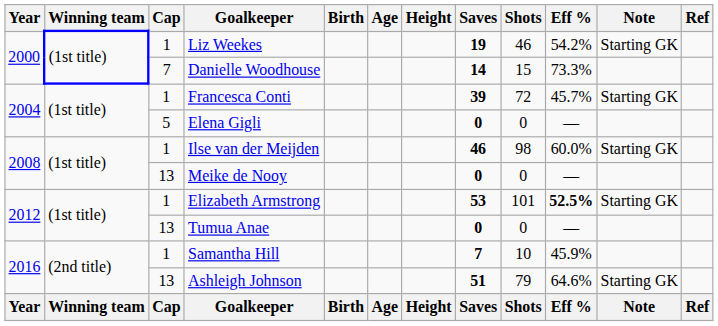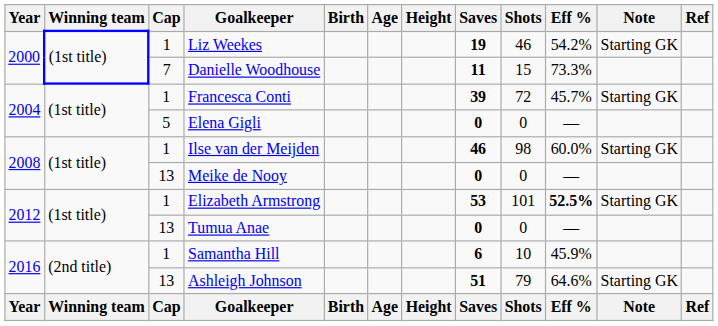(478, 70) 14 -> (478, 70) 11
(478, 254) 7 -> (478, 254) 6
